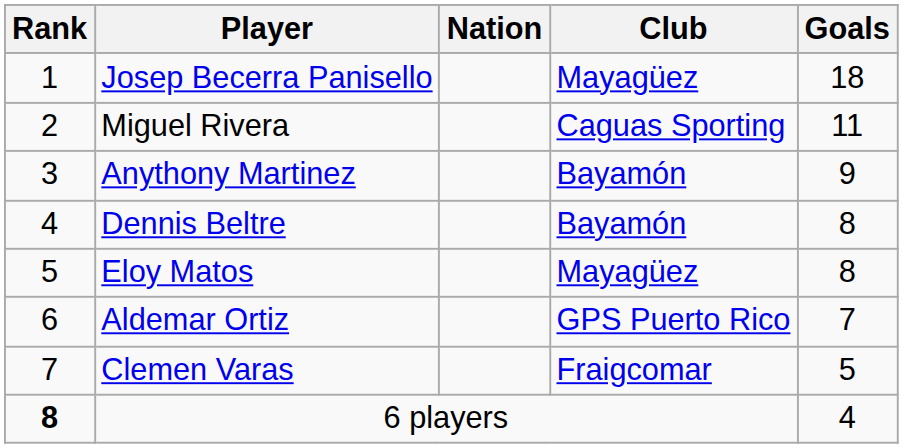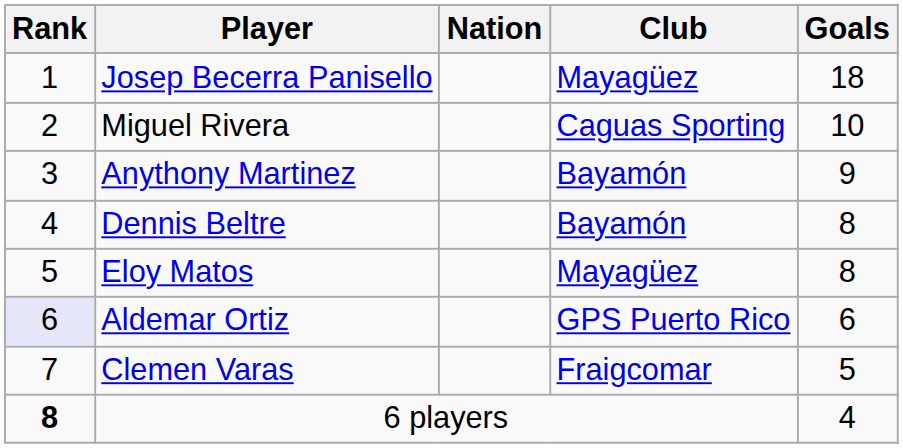(847, 126) 11 -> (847, 126) 10
(50, 321) no background -> (50, 321) lavender background
(847, 321) 7 -> (847, 321) 6
